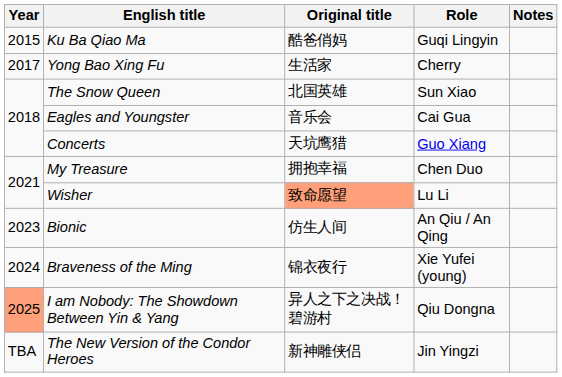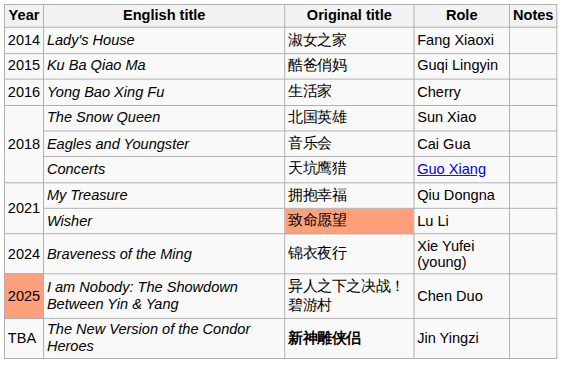+ row: (91, 40)
(24, 66) 2017 -> (24, 92) 2016
(450, 169) Chen Duo -> (456, 195) Qiu Dongna
- row: (67, 228)
(456, 309) Qiu Dongna -> (450, 296) Chen Duo
(325, 351) normal -> (325, 337) bold
